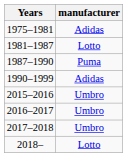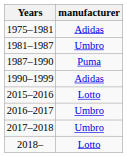(89, 45) Lotto -> (89, 45) Umbro
(89, 95) Umbro -> (89, 95) Lotto
